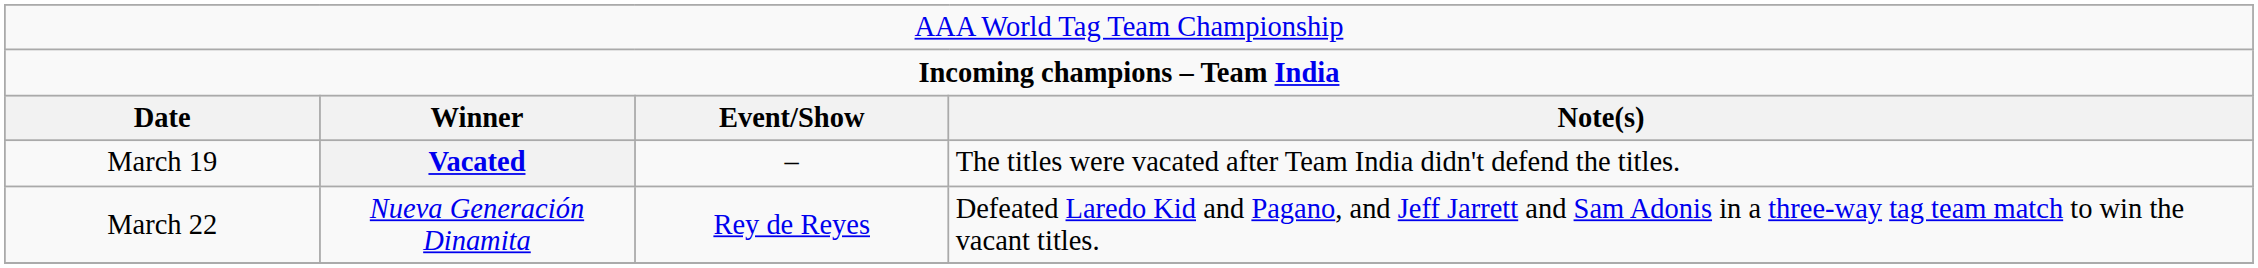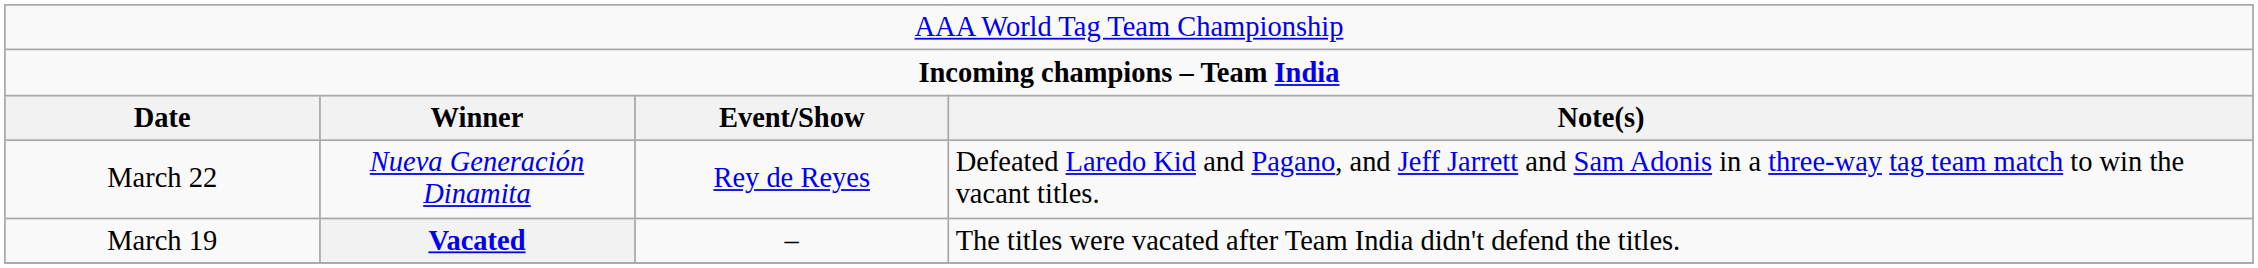rows swapped: (162, 162) <-> (162, 223)
